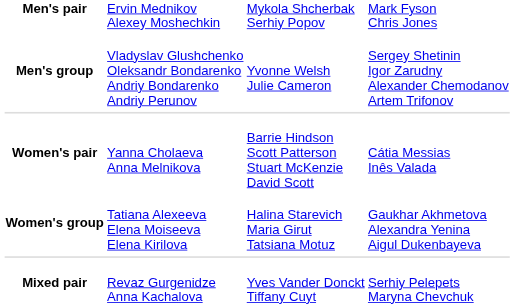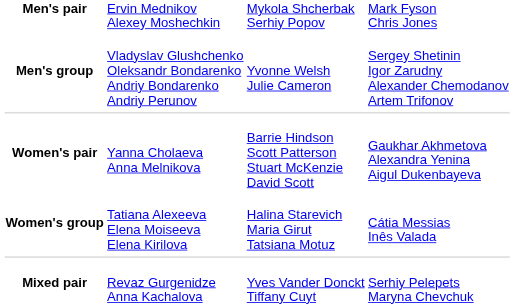(409, 160) Cátia Messias Inês Valada -> (427, 160) Gaukhar Akhmetova Alexandra Yenina Aigul Dukenbayeva
(427, 230) Gaukhar Akhmetova Alexandra Yenina Aigul Dukenbayeva -> (409, 230) Cátia Messias Inês Valada
